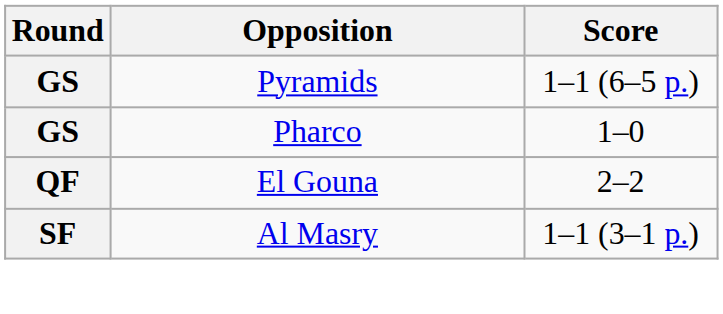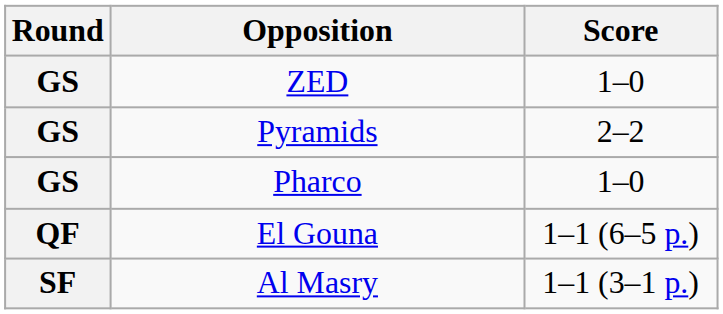+ row: (317, 81)
(621, 81) 1–1 (6–5 p.) -> (621, 131) 2–2
(621, 182) 2–2 -> (621, 232) 1–1 (6–5 p.)
